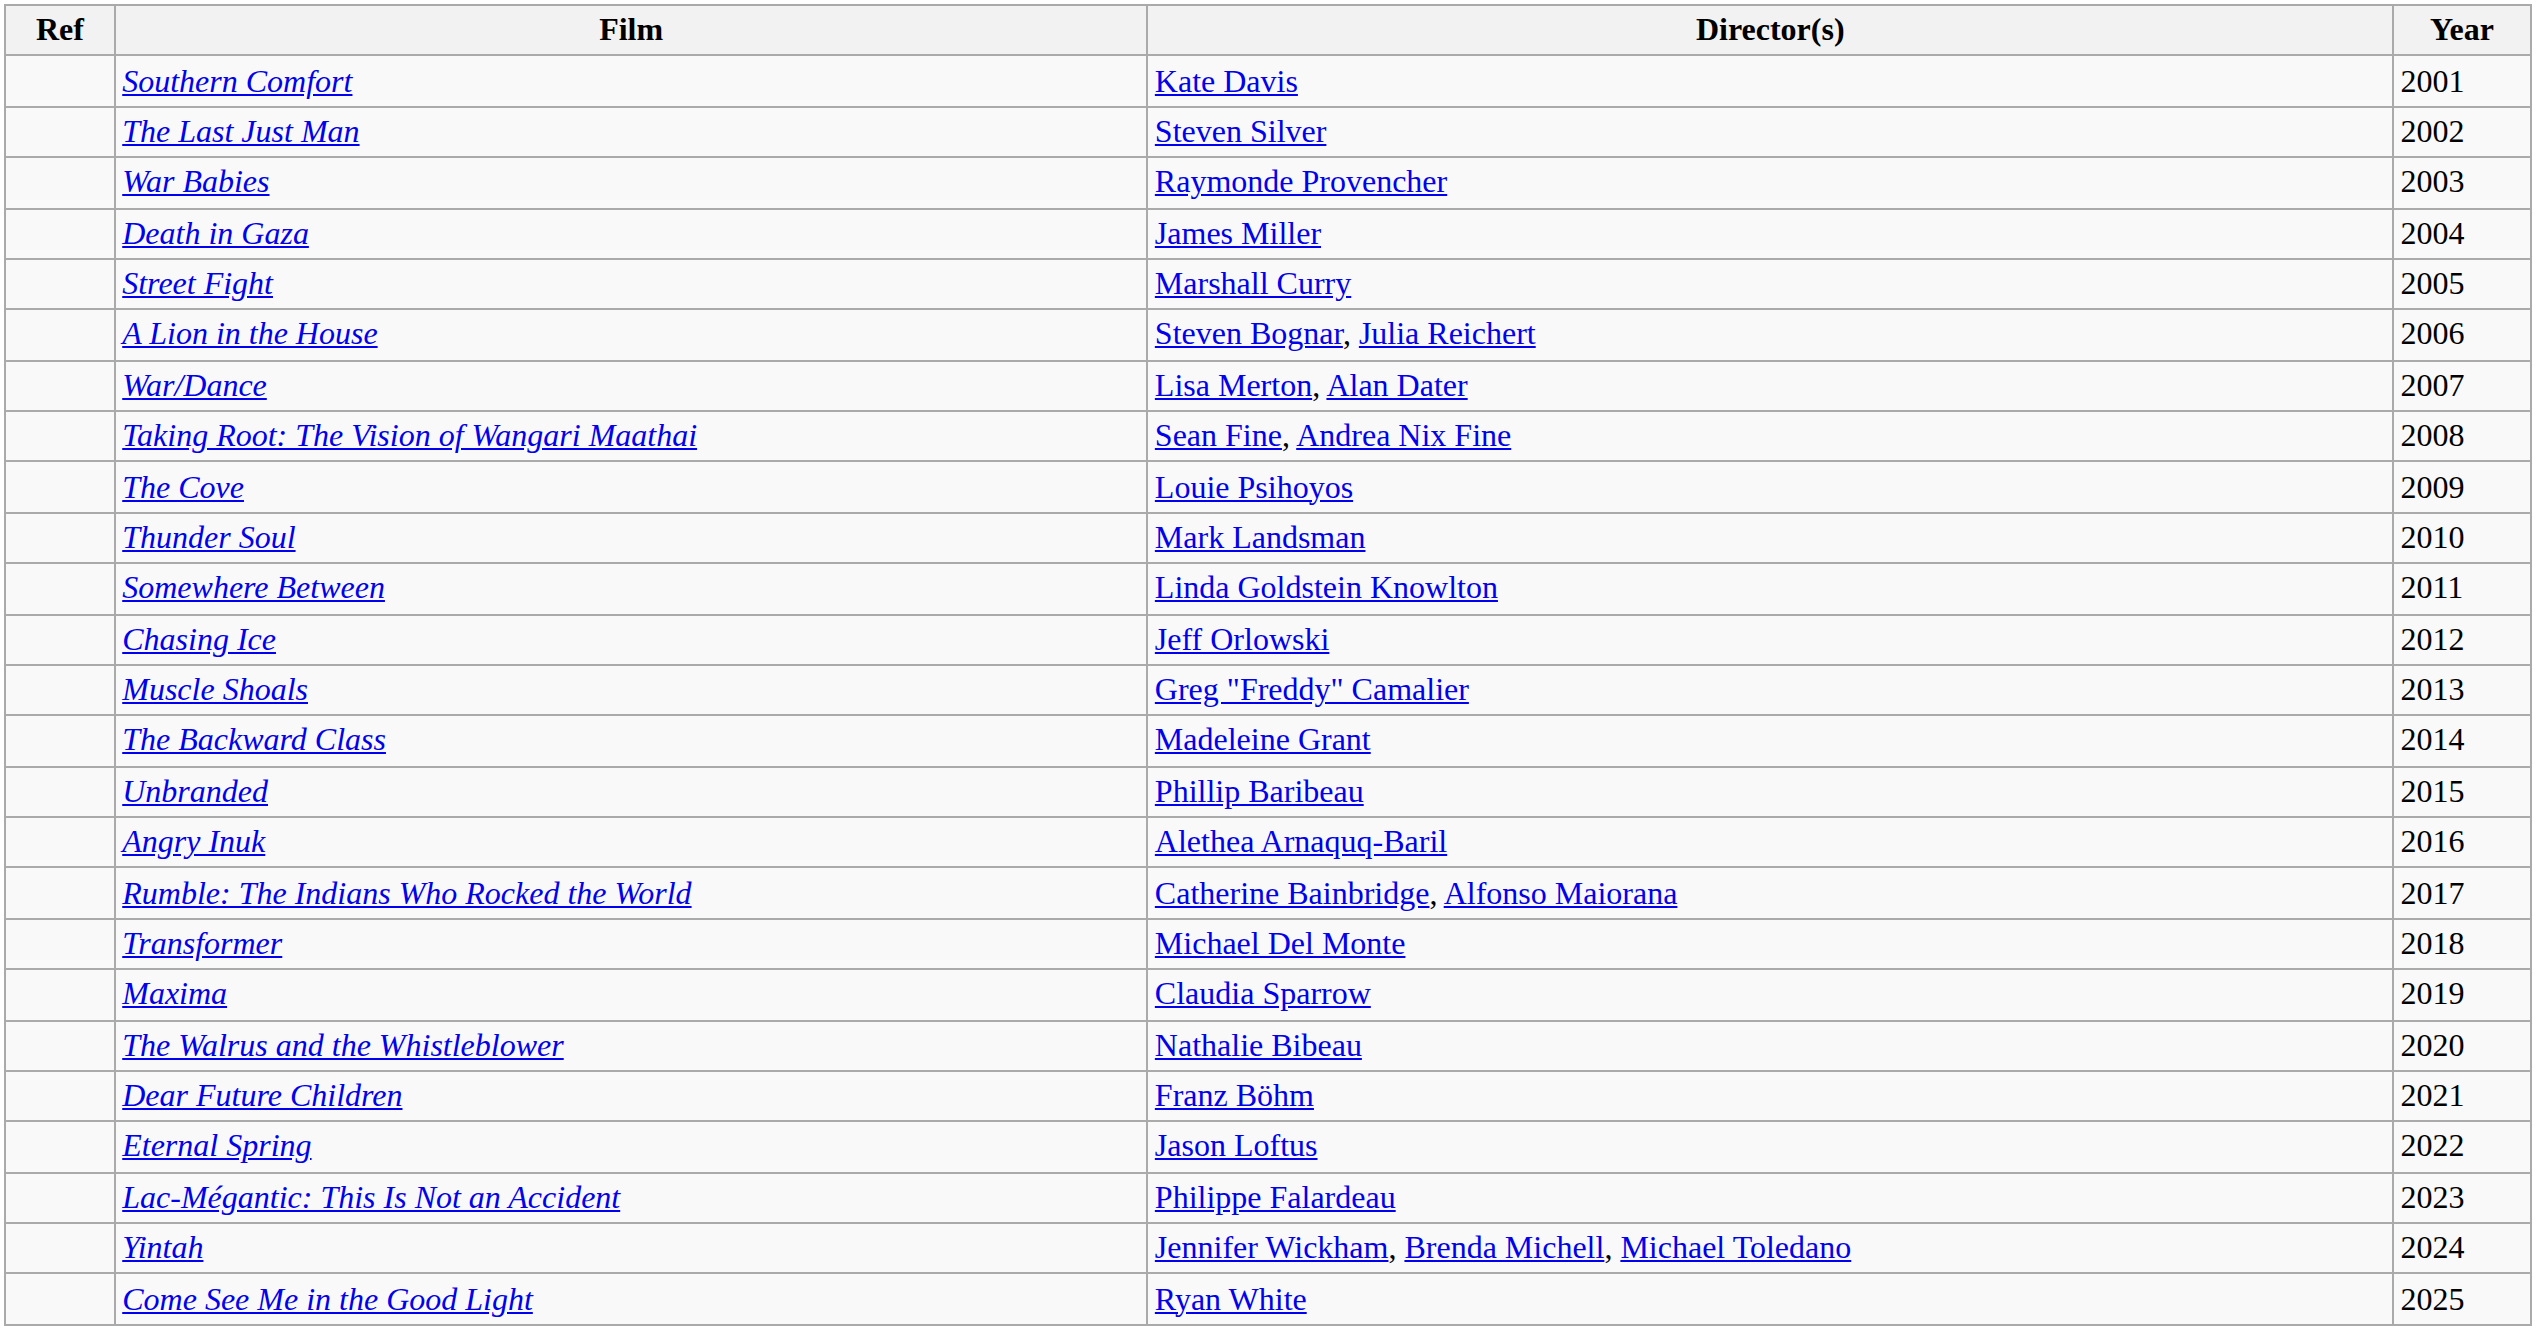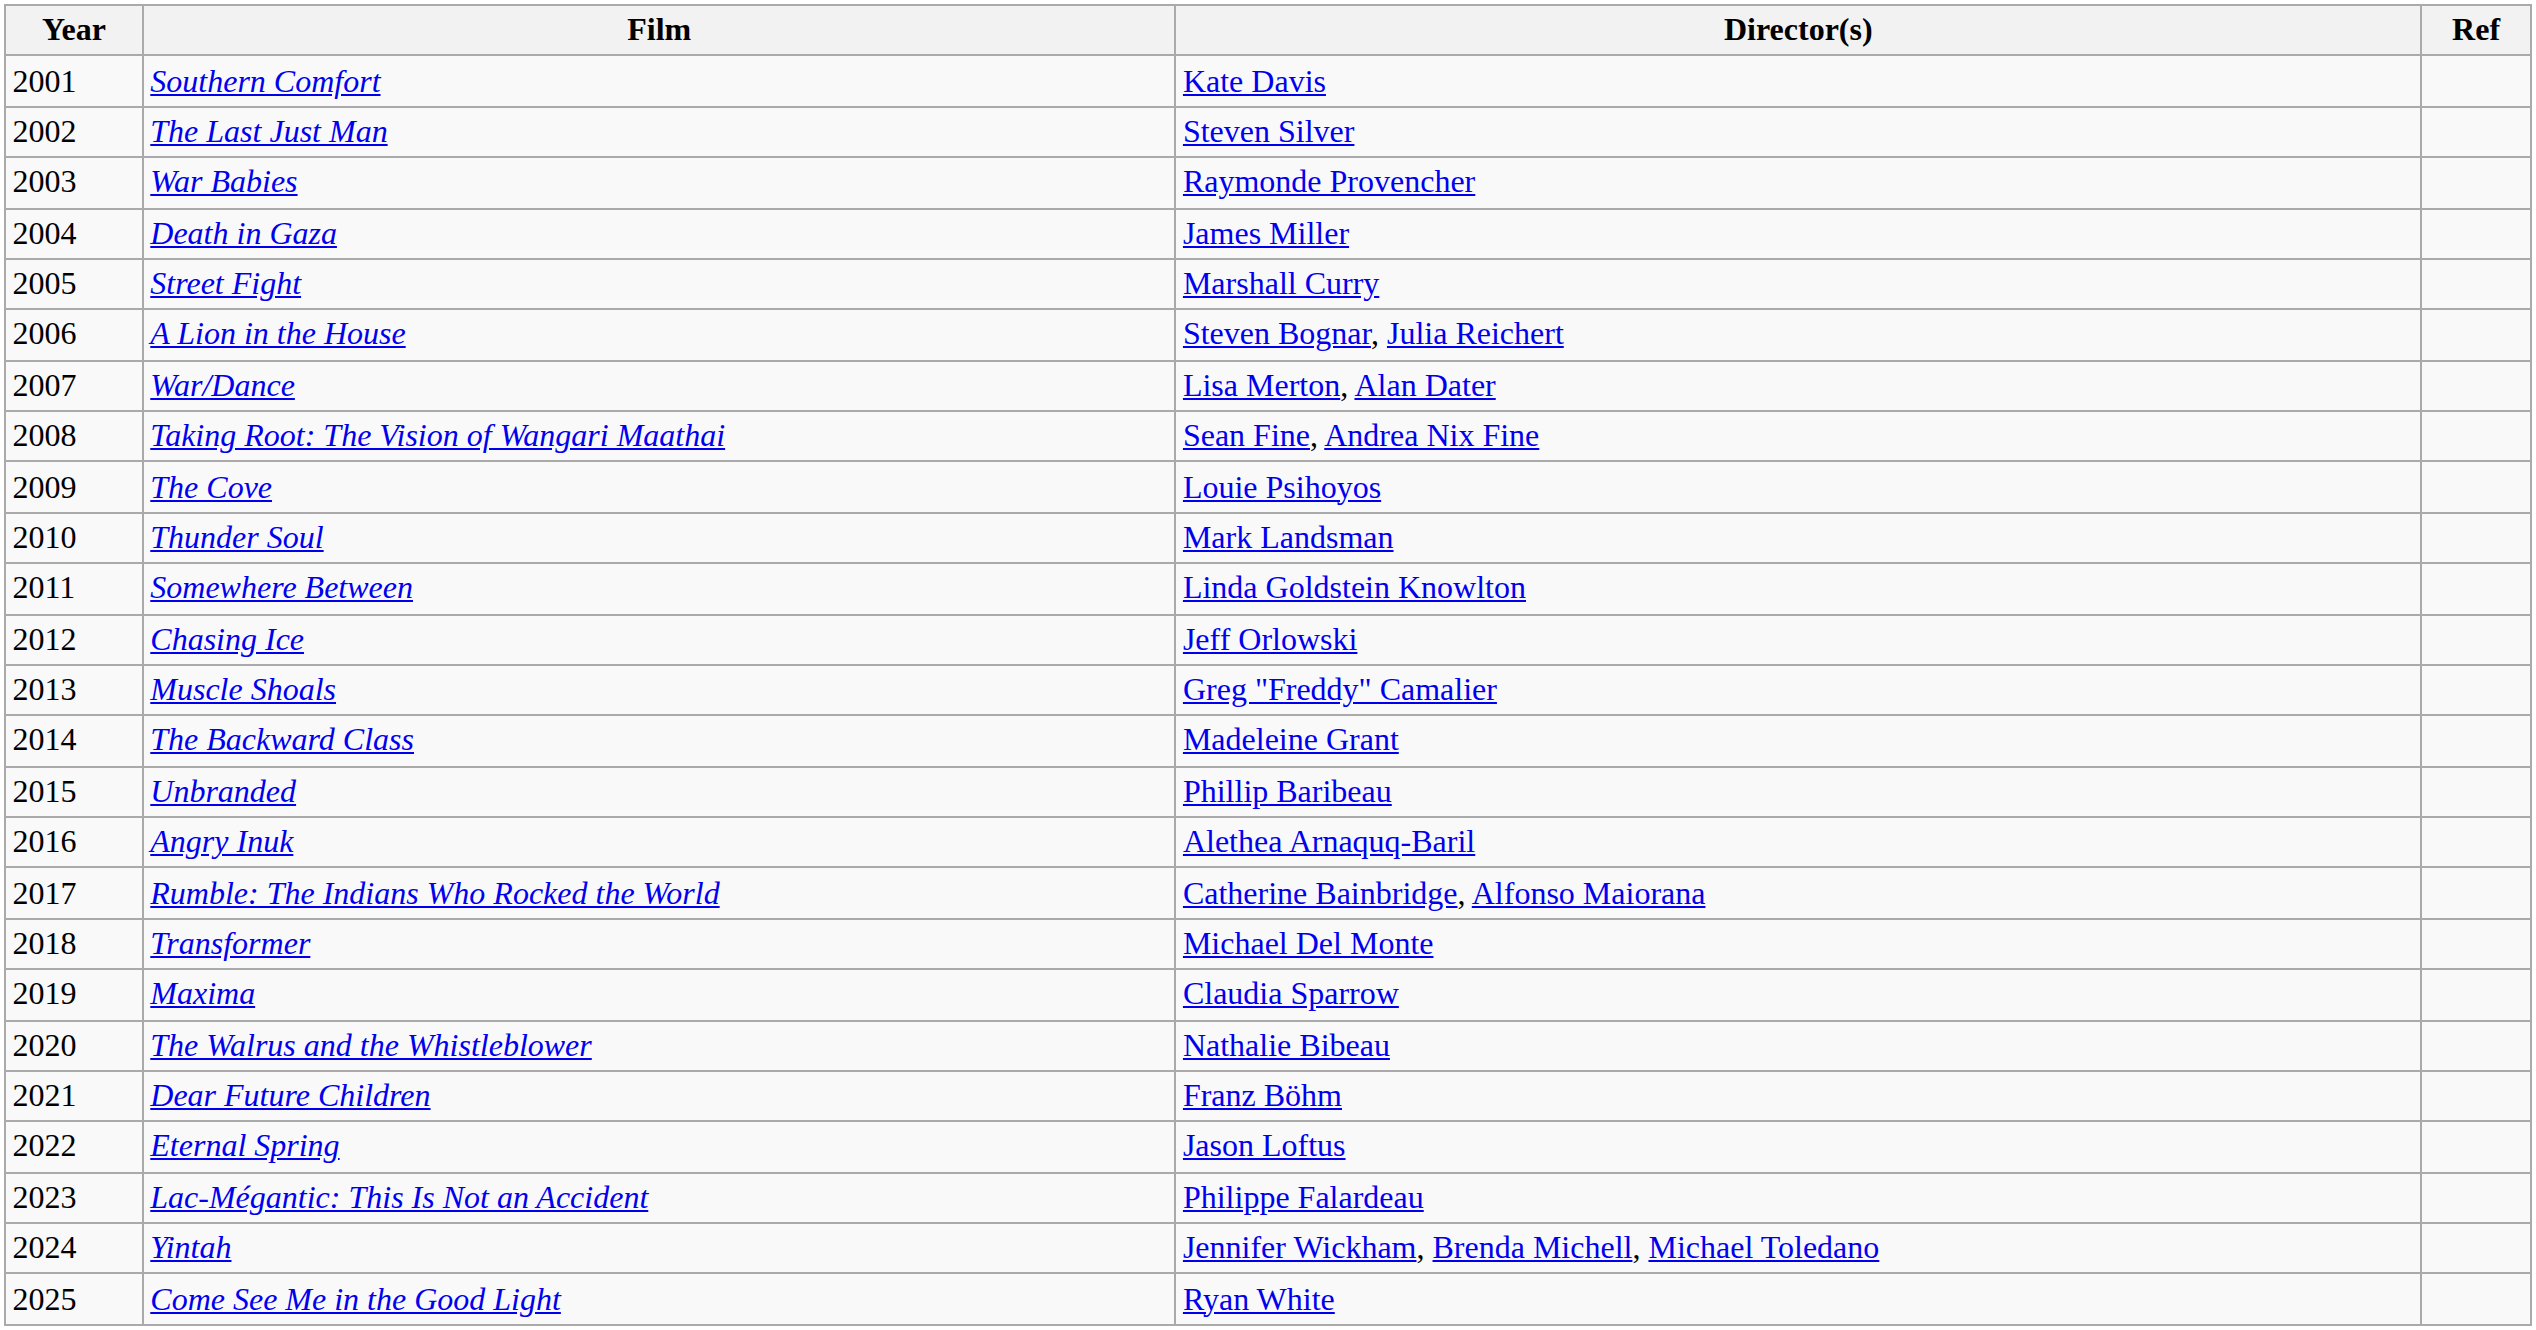columns swapped: (2462, 29) <-> (60, 29)
